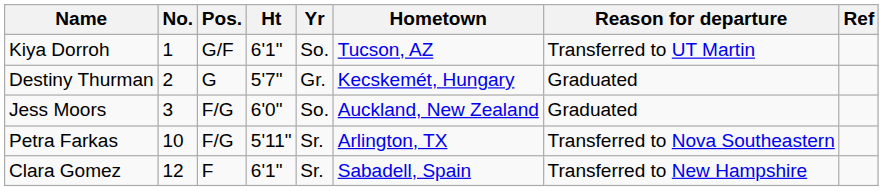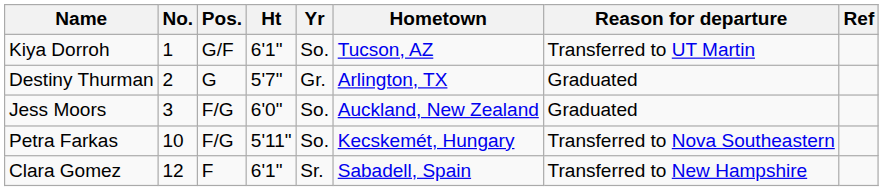(426, 79) Kecskemét, Hungary -> (393, 79) Arlington, TX
(312, 140) Sr. -> (315, 140) So.
(393, 140) Arlington, TX -> (426, 140) Kecskemét, Hungary
